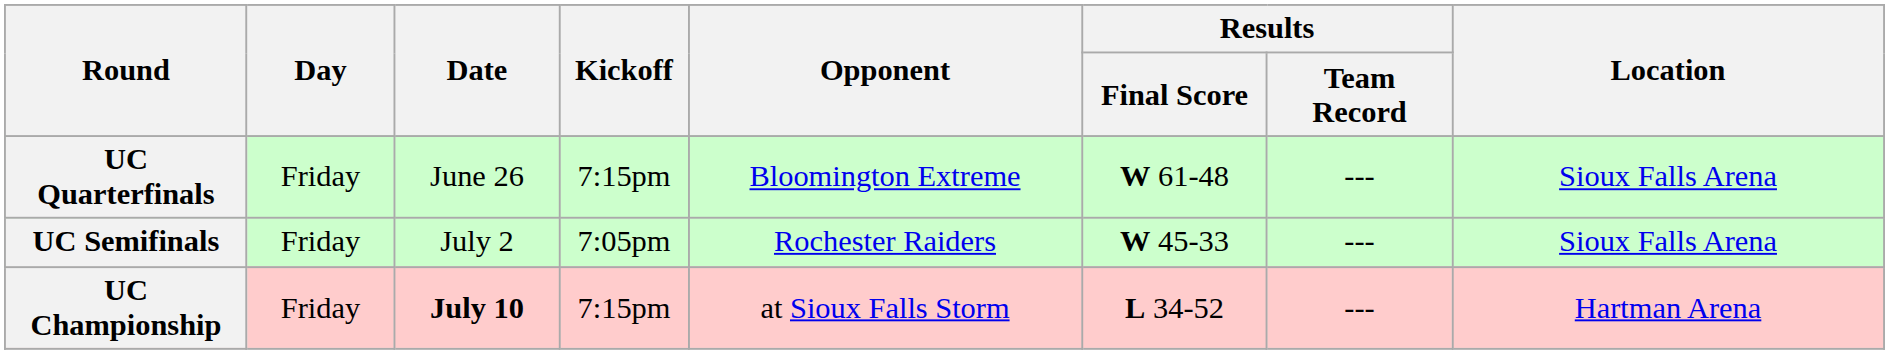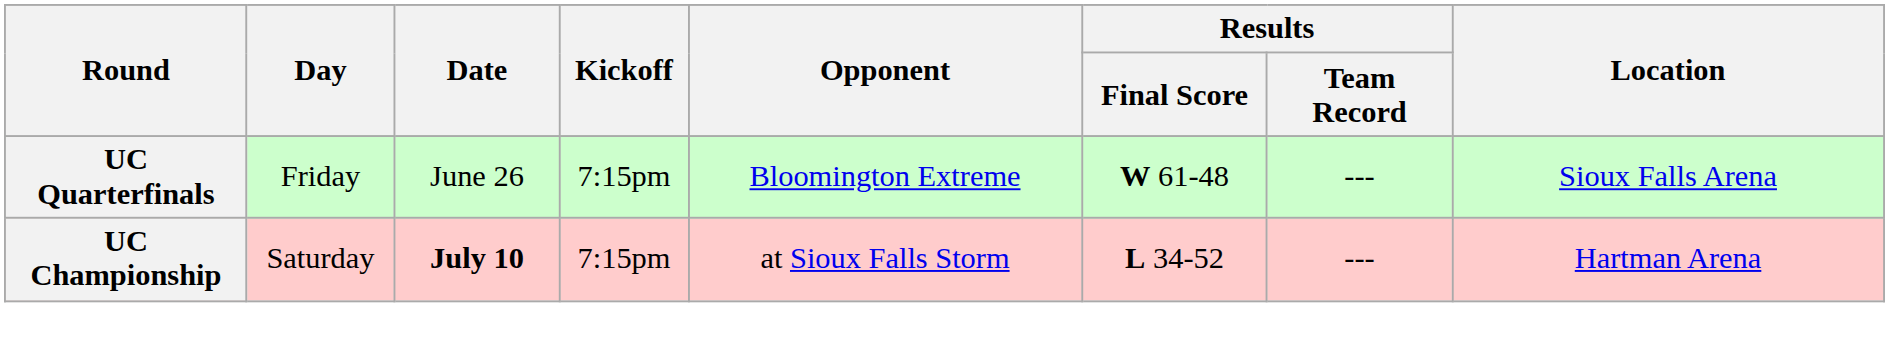- row: (126, 241)
(320, 306) Friday -> (320, 258) Saturday
